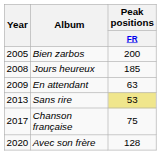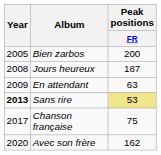(132, 69) 185 -> (132, 69) 187
(17, 100) normal -> (17, 100) bold
(132, 142) 128 -> (132, 142) 162
